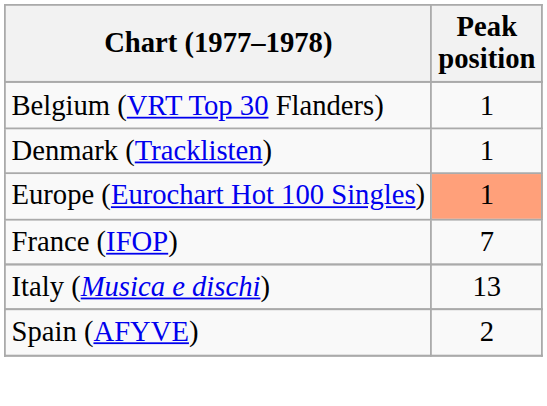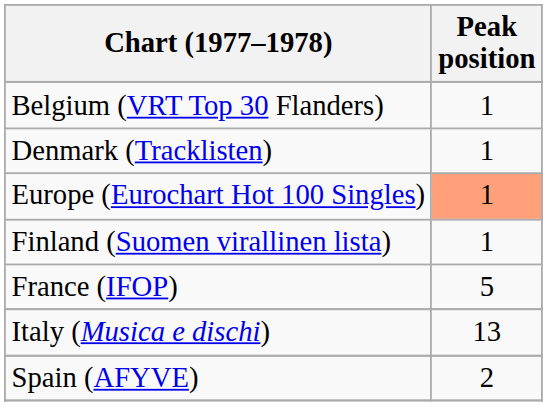+ row: (201, 241)
(487, 241) 7 -> (487, 286) 5
